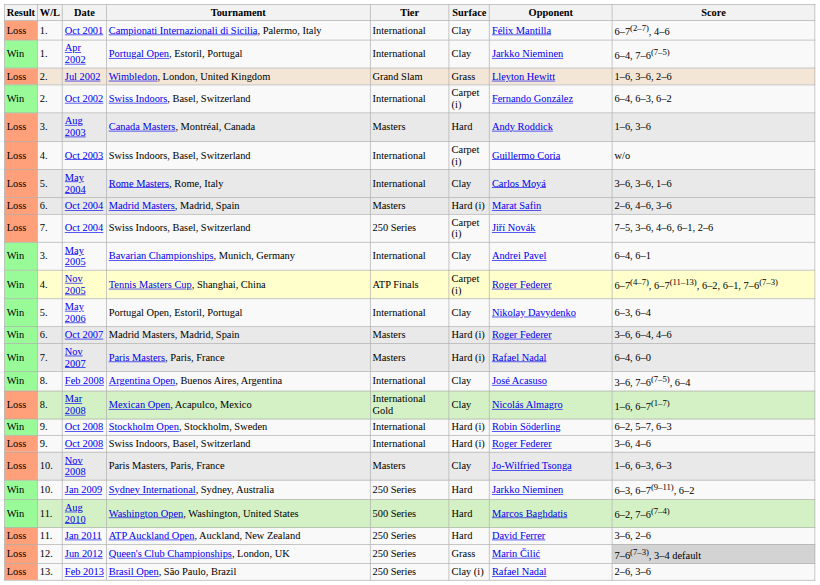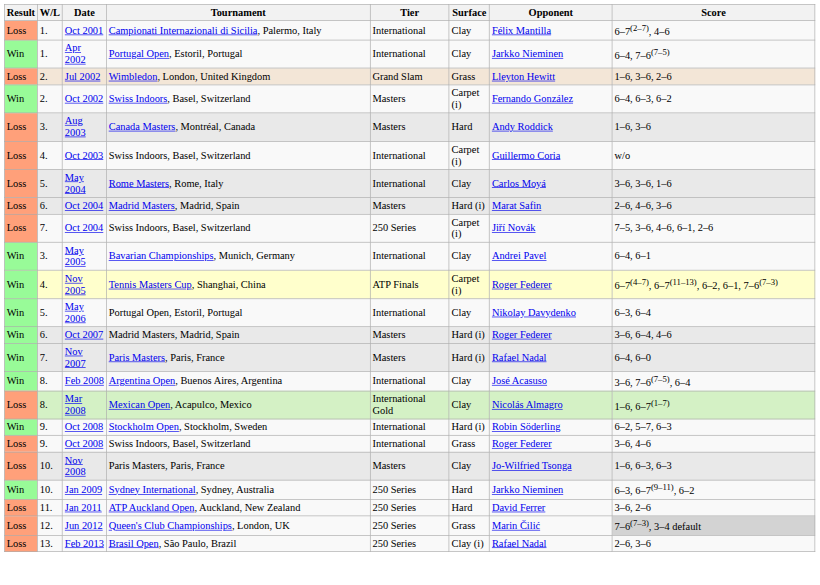(399, 99) International -> (389, 99) Masters
(468, 443) Hard (i) -> (463, 443) Grass
- row: (75, 513)
